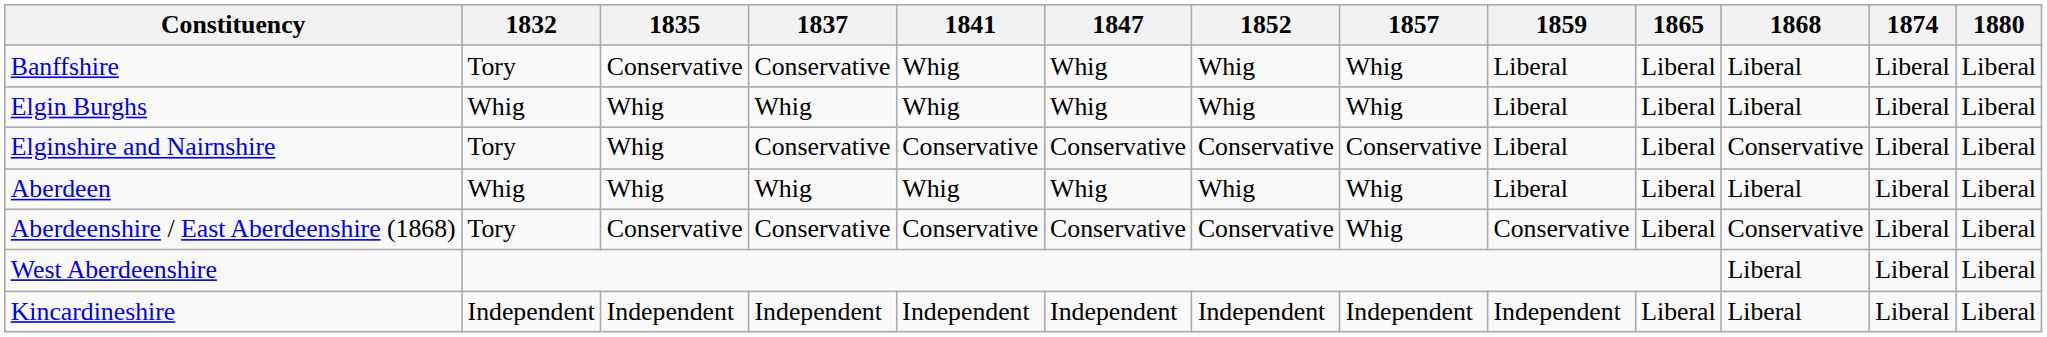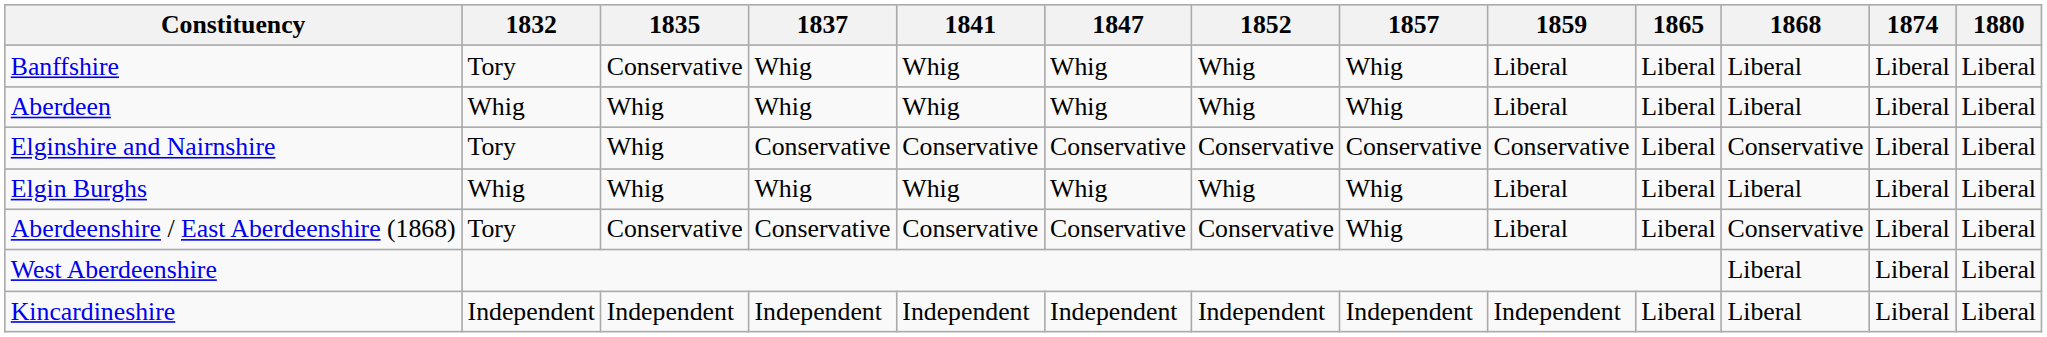(822, 65) Conservative -> (783, 65) Whig
rows swapped: (79, 106) <-> (61, 188)
(1531, 147) Liberal -> (1561, 147) Conservative
(1561, 229) Conservative -> (1531, 229) Liberal
